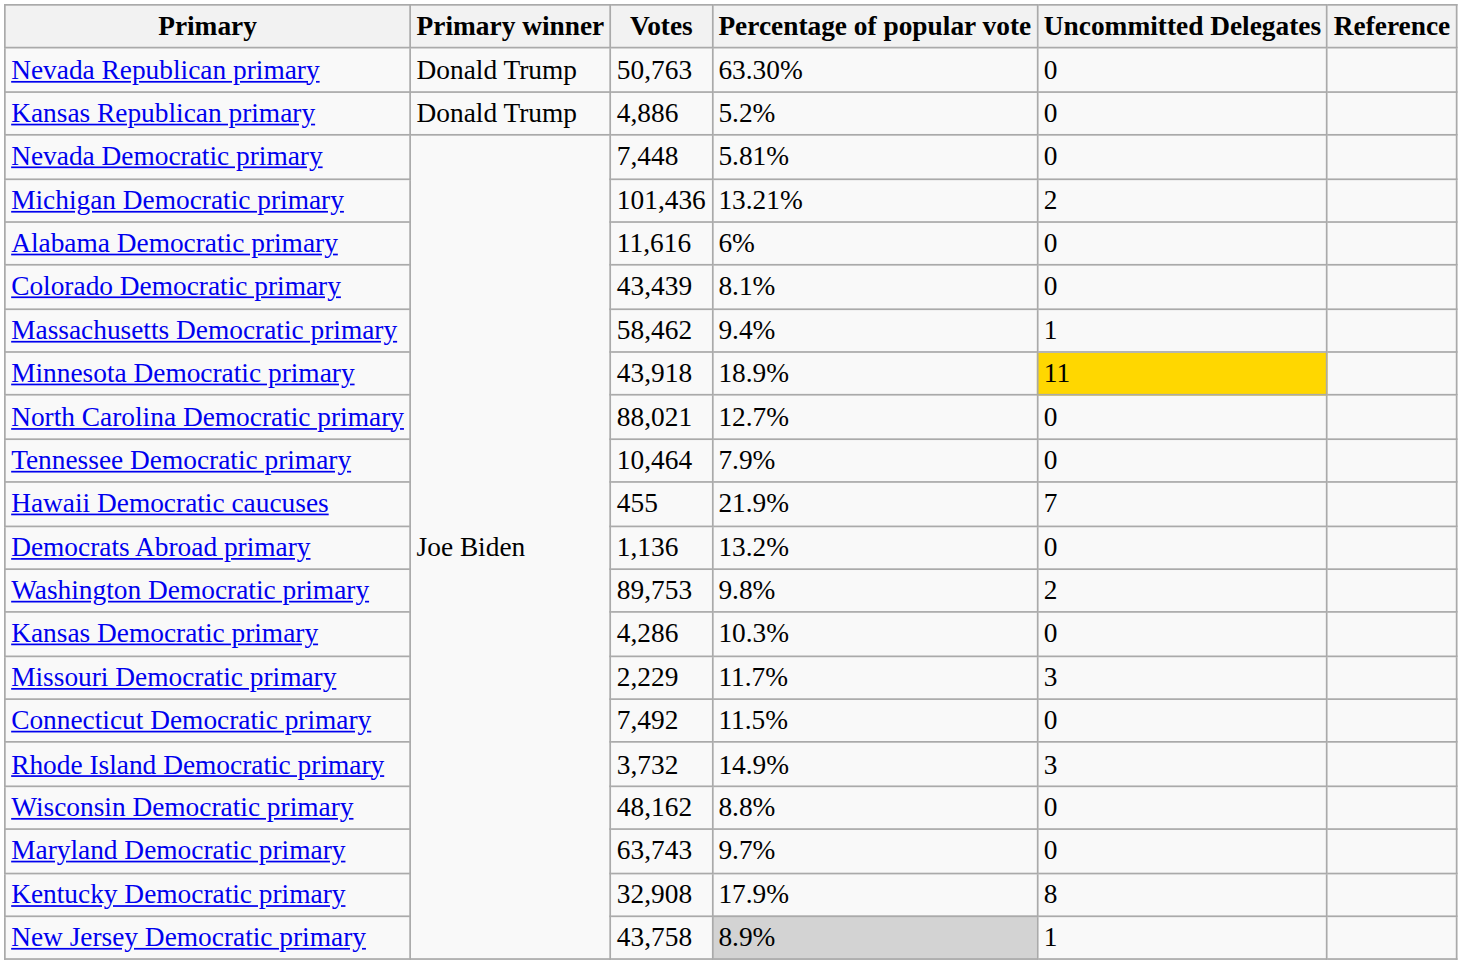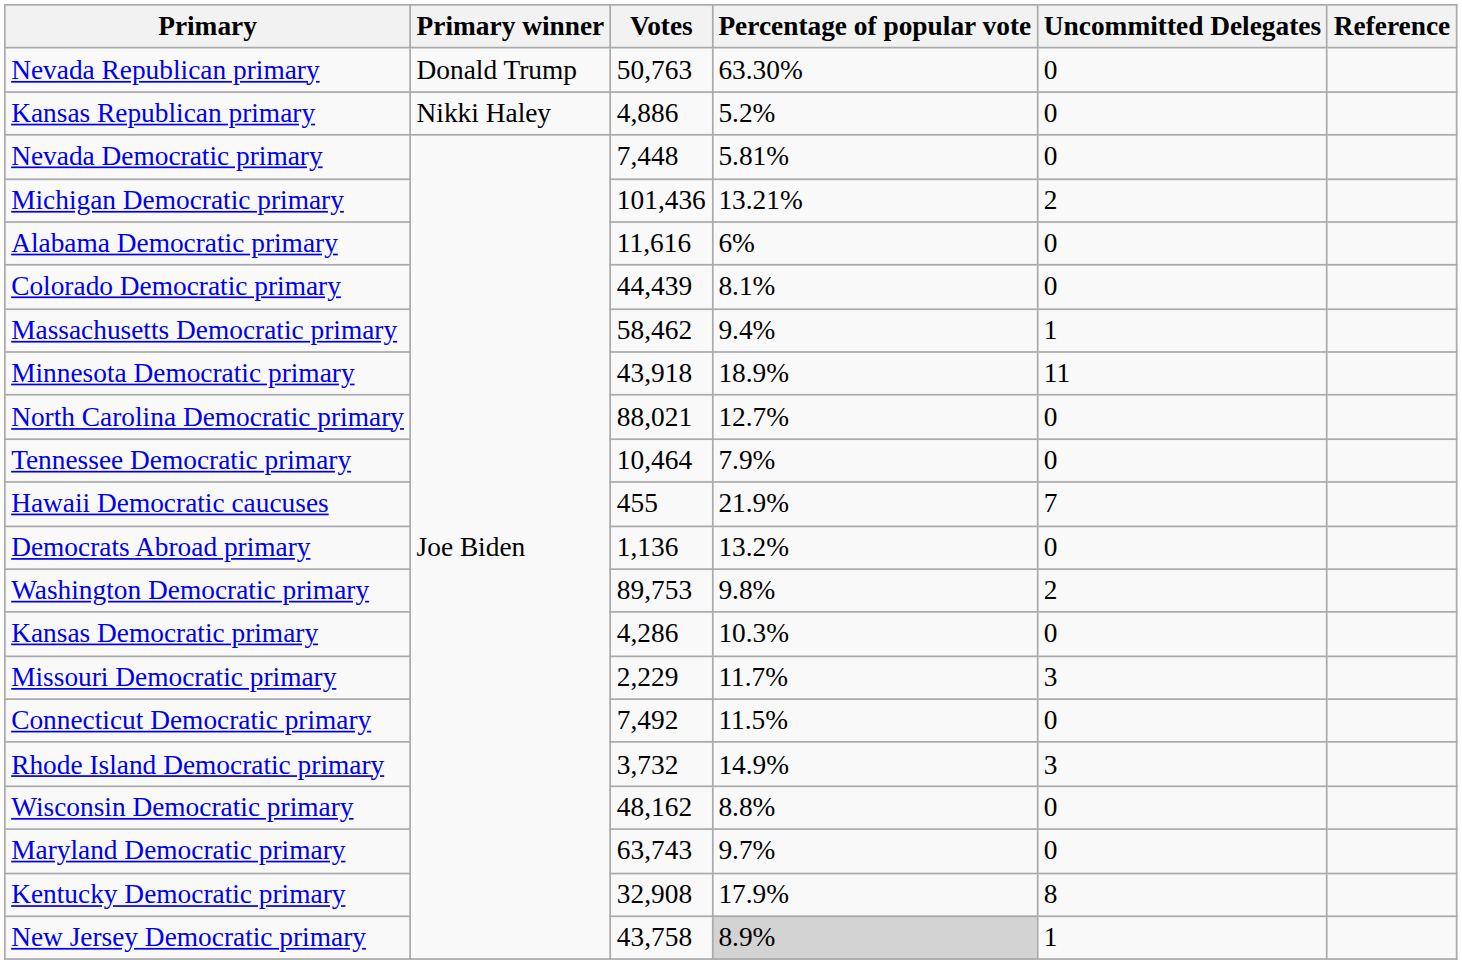(497, 112) Donald Trump -> (484, 112) Nikki Haley
(654, 286) 43,439 -> (654, 286) 44,439
(1057, 373) gold background -> (1057, 373) no background
